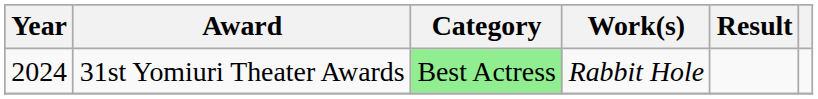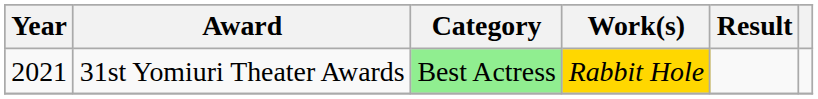(39, 70) 2024 -> (39, 70) 2021
(636, 70) no background -> (636, 70) gold background
